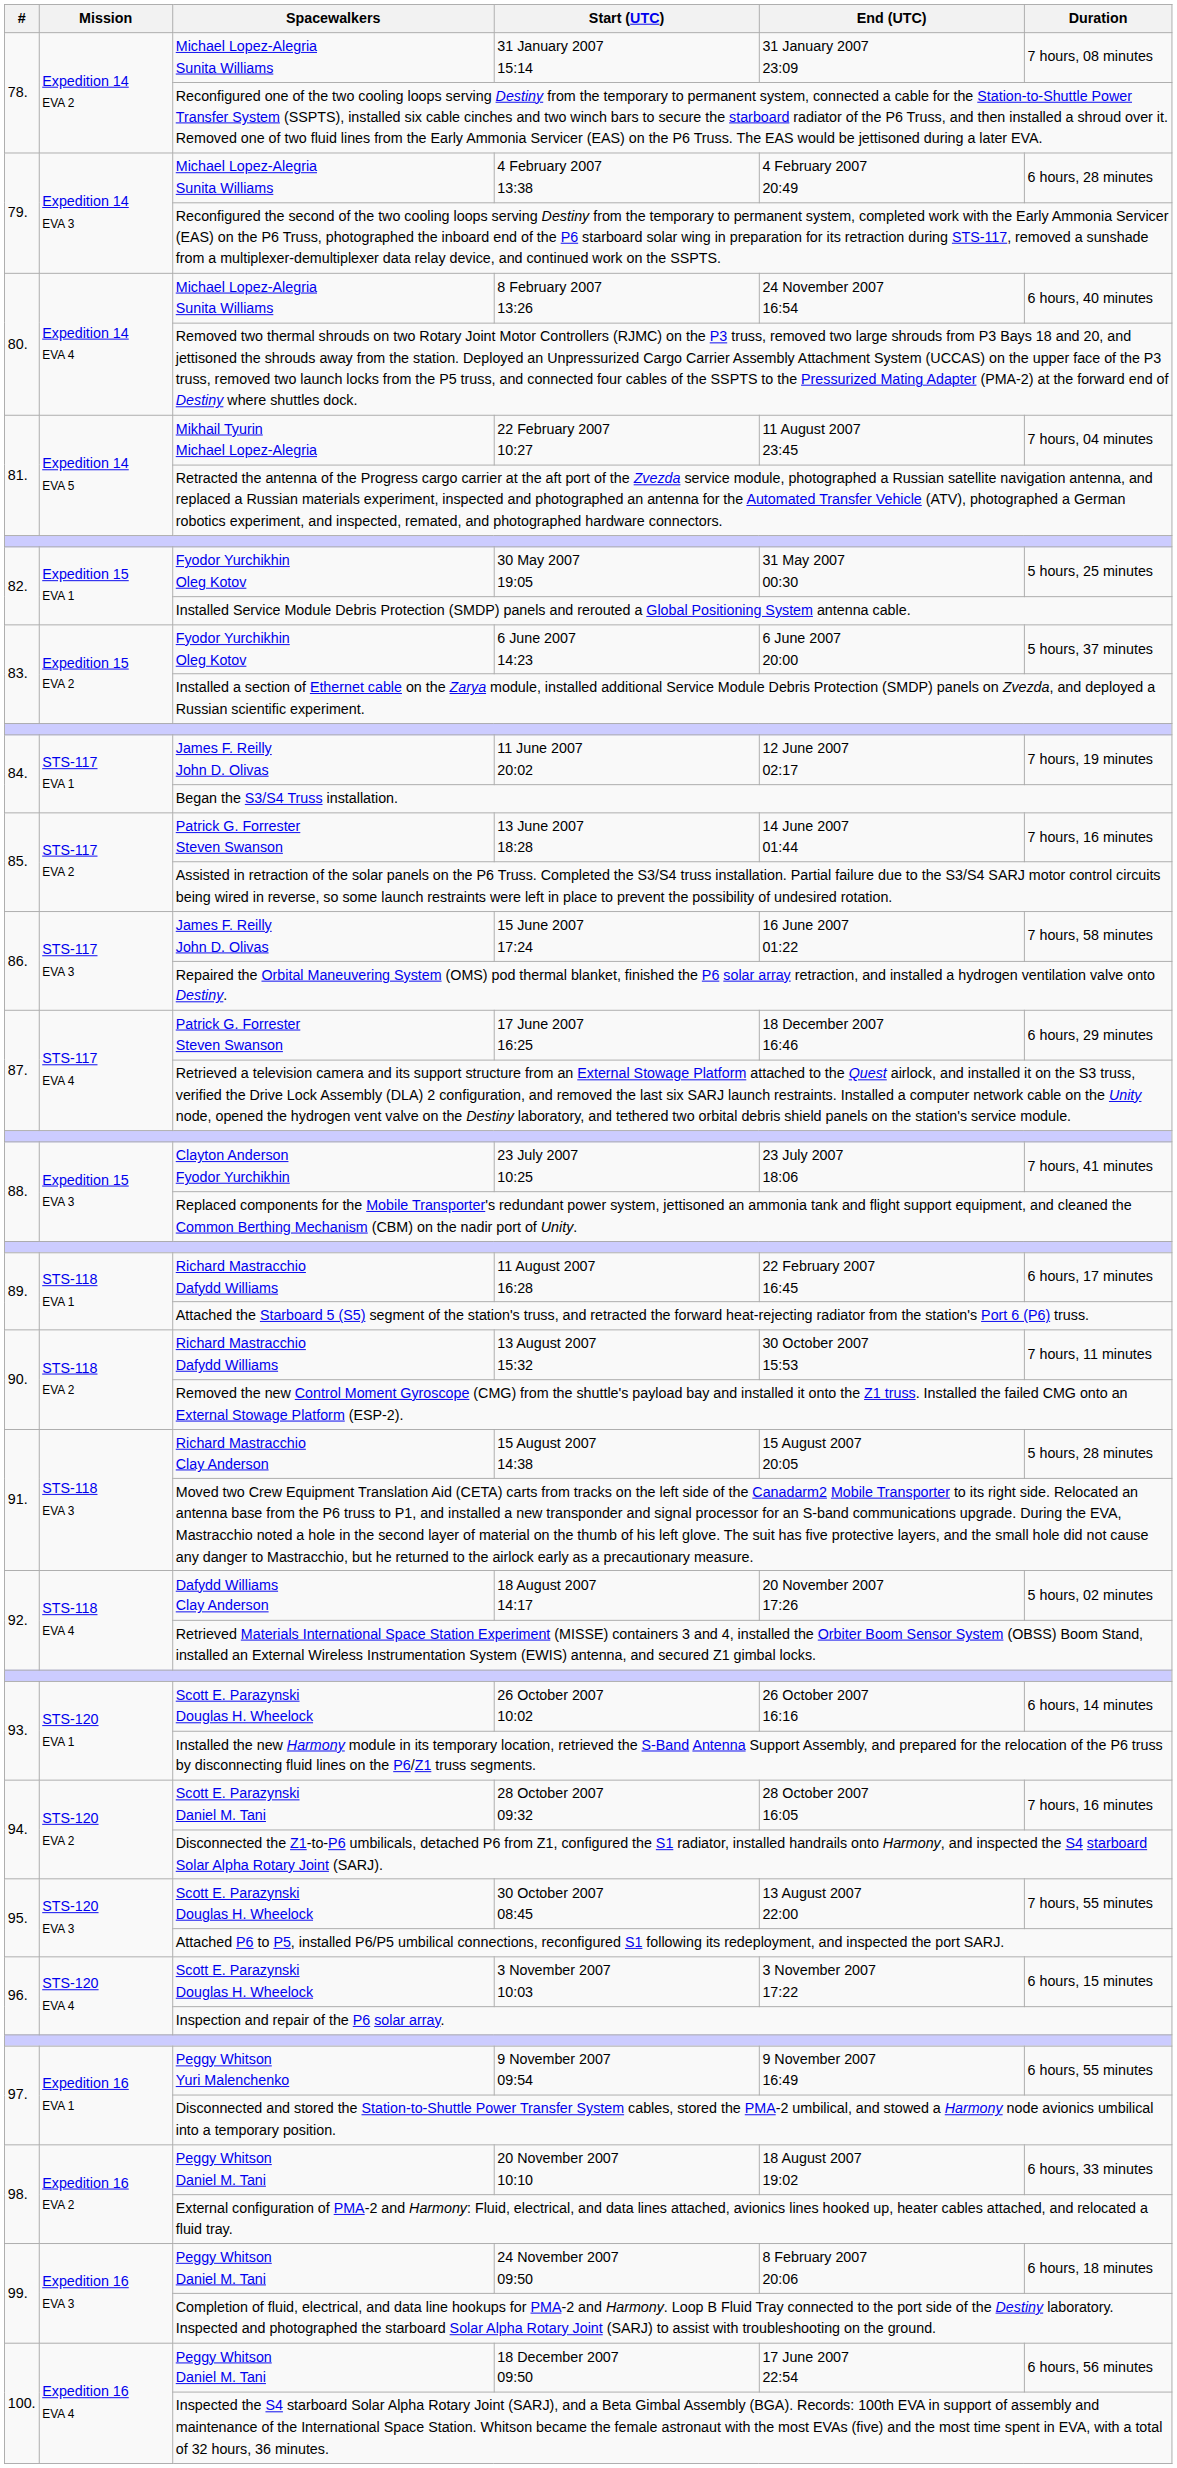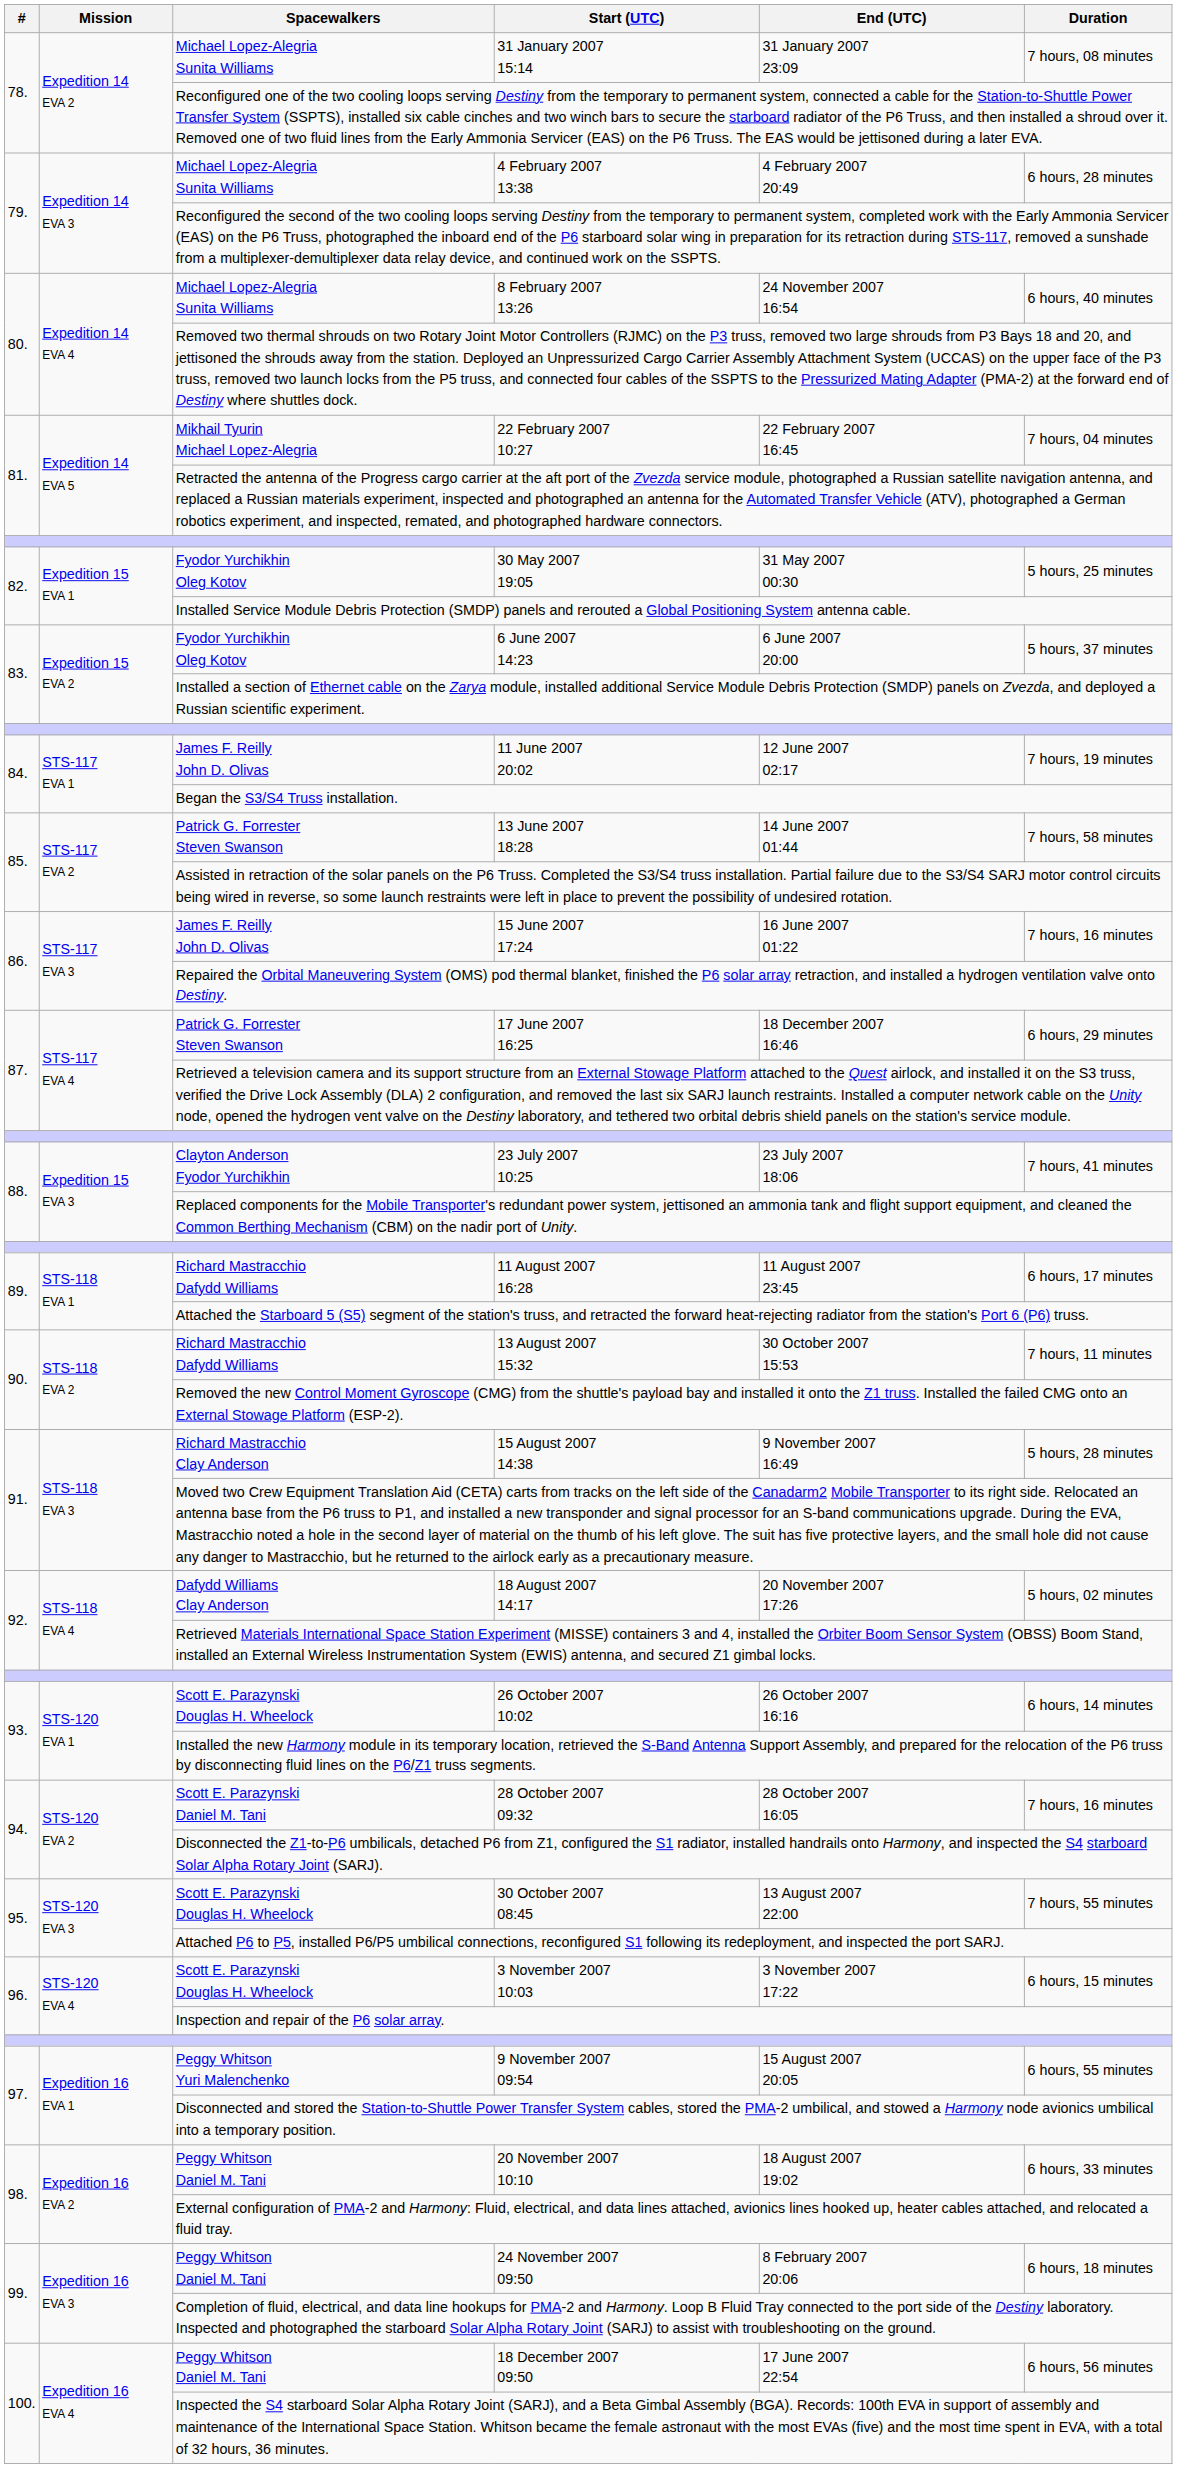(812, 439) 11 August 2007 23:45 -> (819, 439) 22 February 2007 16:45
(1090, 837) 7 hours, 16 minutes -> (1090, 837) 7 hours, 58 minutes
(1090, 936) 7 hours, 58 minutes -> (1090, 936) 7 hours, 16 minutes
(819, 1277) 22 February 2007 16:45 -> (812, 1277) 11 August 2007 23:45
(812, 1453) 15 August 2007 20:05 -> (819, 1453) 9 November 2007 16:49
(819, 2070) 9 November 2007 16:49 -> (812, 2070) 15 August 2007 20:05
